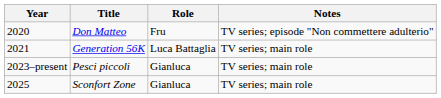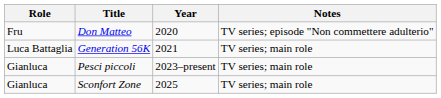columns swapped: (37, 13) <-> (183, 13)
